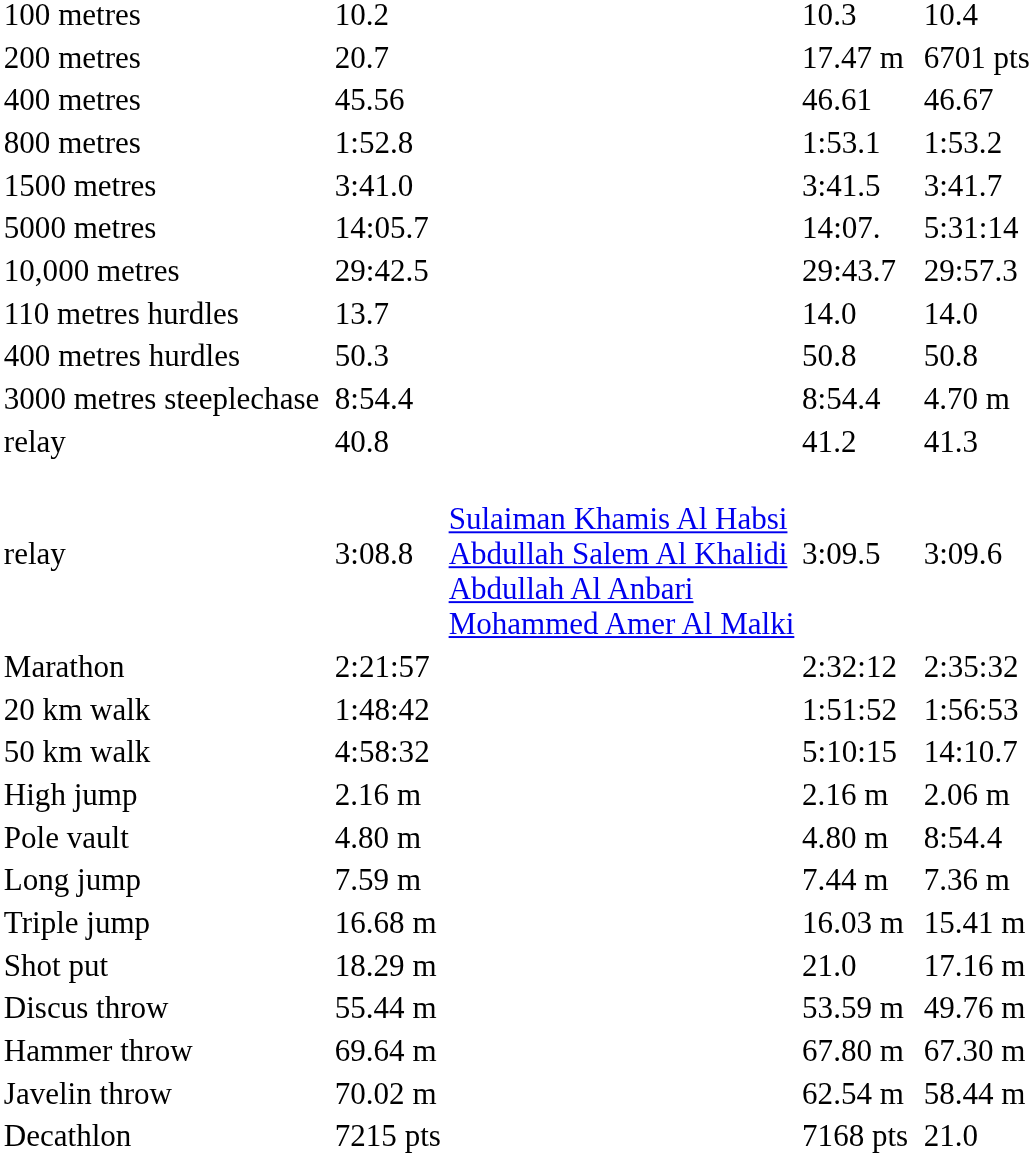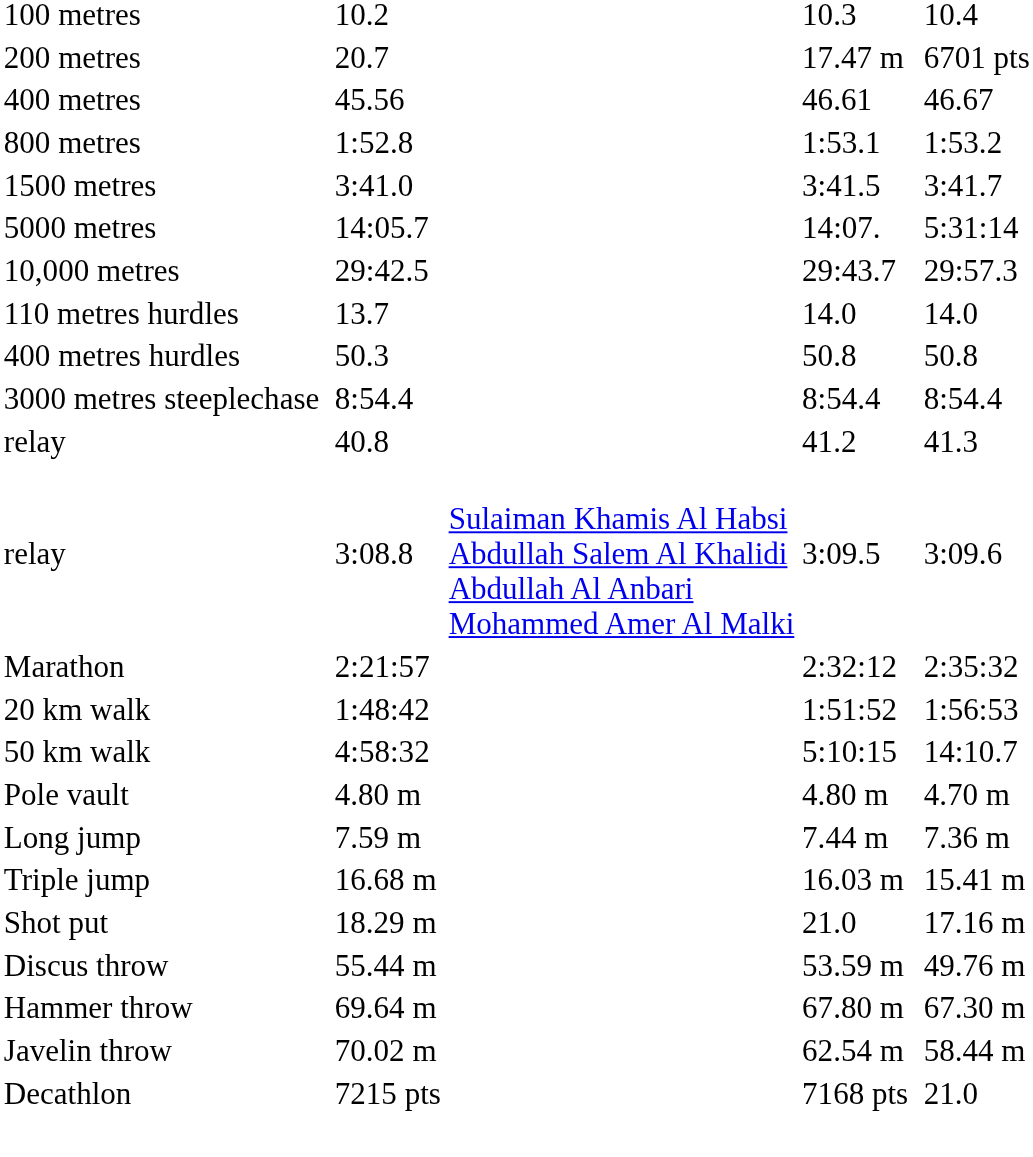(967, 398) 4.70 m -> (963, 398) 8:54.4
- row: (71, 794)
(963, 837) 8:54.4 -> (967, 794) 4.70 m
